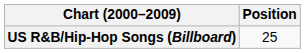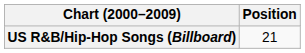(270, 37) 25 -> (270, 37) 21
